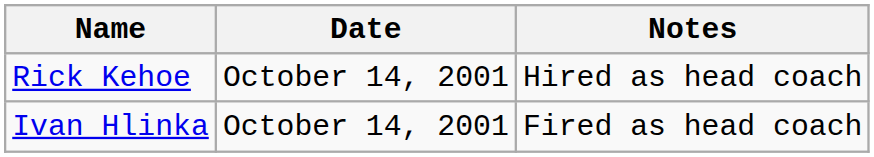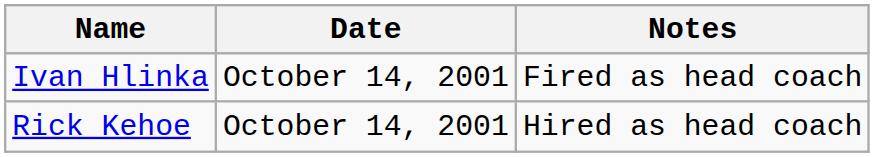rows swapped: (111, 126) <-> (102, 78)
